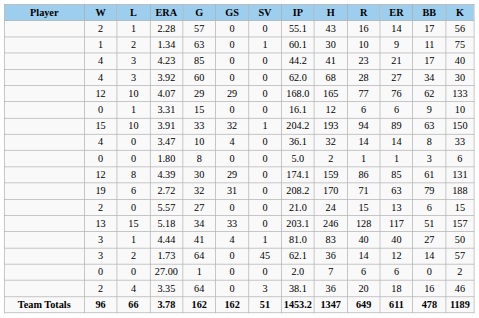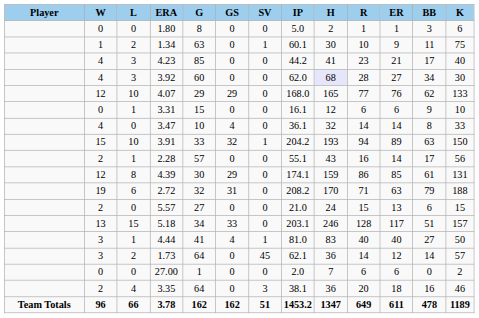rows swapped: (166, 28) <-> (166, 158)
(331, 77) no background -> (331, 77) lavender background
rows swapped: (166, 126) <-> (166, 142)
